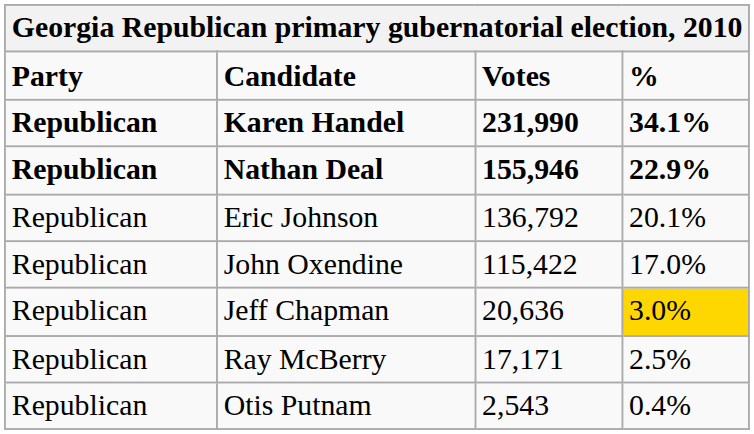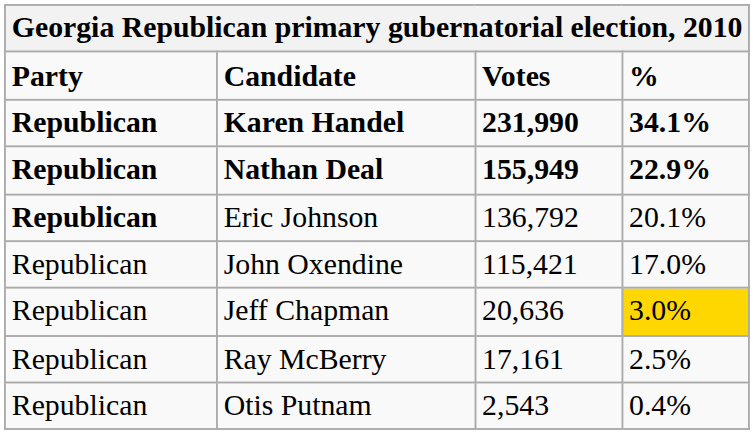(530, 169) 155,946 -> (530, 169) 155,949
(80, 216) normal -> (85, 216) bold
(530, 264) 115,422 -> (530, 264) 115,421
(523, 358) 17,171 -> (523, 358) 17,161
